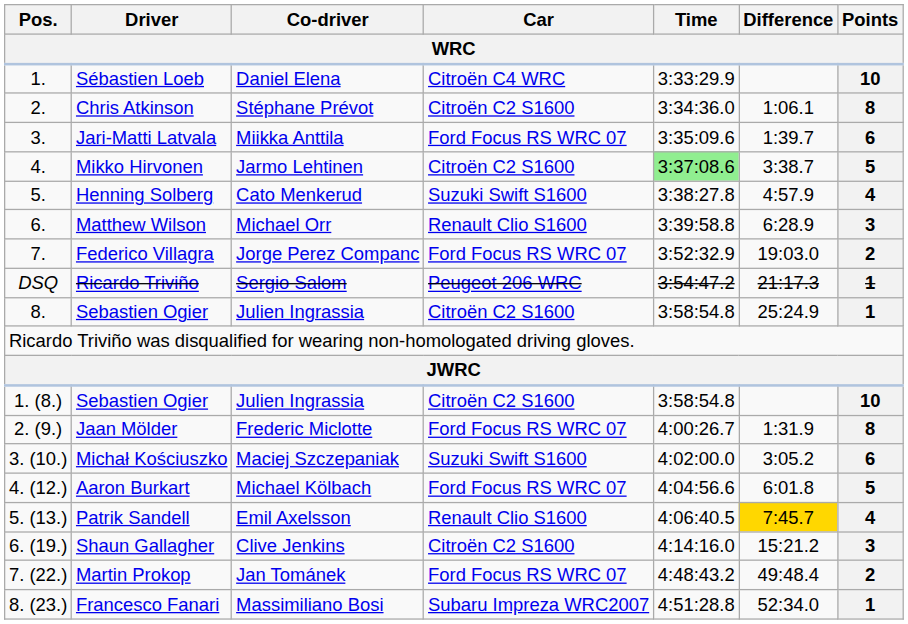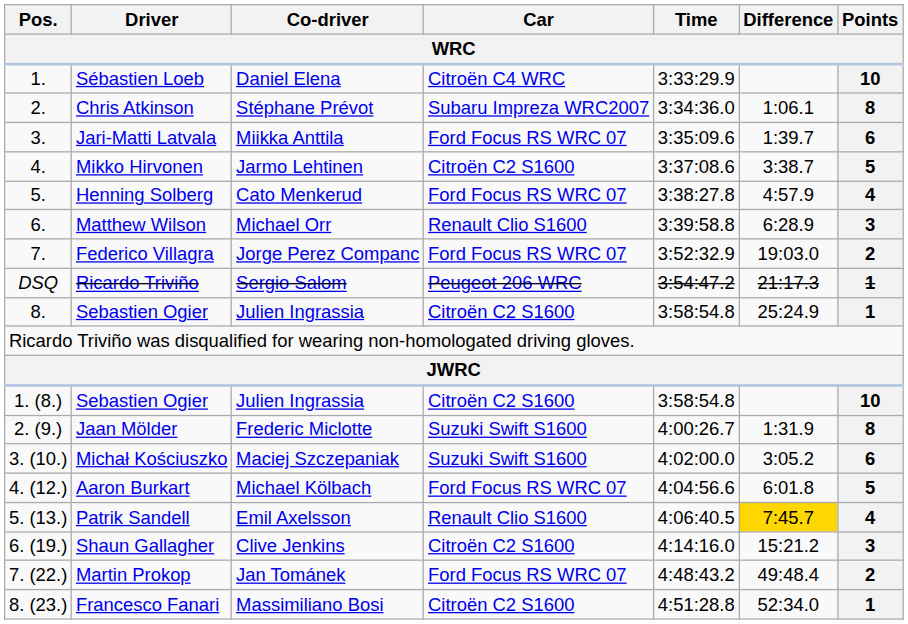(501, 108) Citroën C2 S1600 -> (539, 108) Subaru Impreza WRC2007
(696, 166) lightgreen background -> (696, 166) no background
(507, 196) Suzuki Swift S1600 -> (527, 196) Ford Focus RS WRC 07
(527, 430) Ford Focus RS WRC 07 -> (507, 430) Suzuki Swift S1600
(539, 605) Subaru Impreza WRC2007 -> (501, 605) Citroën C2 S1600
